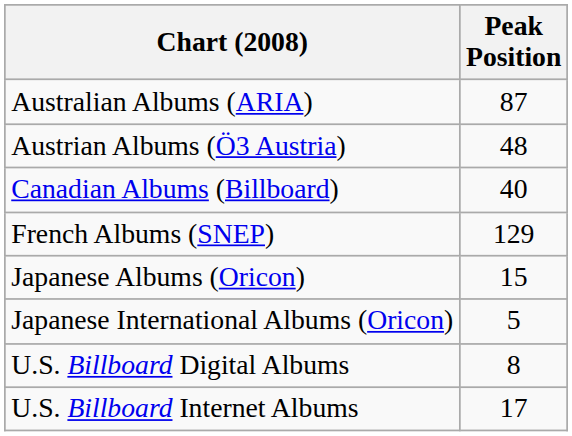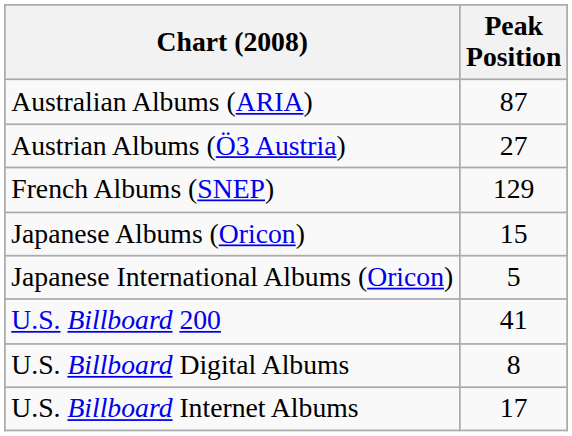(514, 145) 48 -> (514, 145) 27
- row: (175, 189)
+ row: (116, 320)
